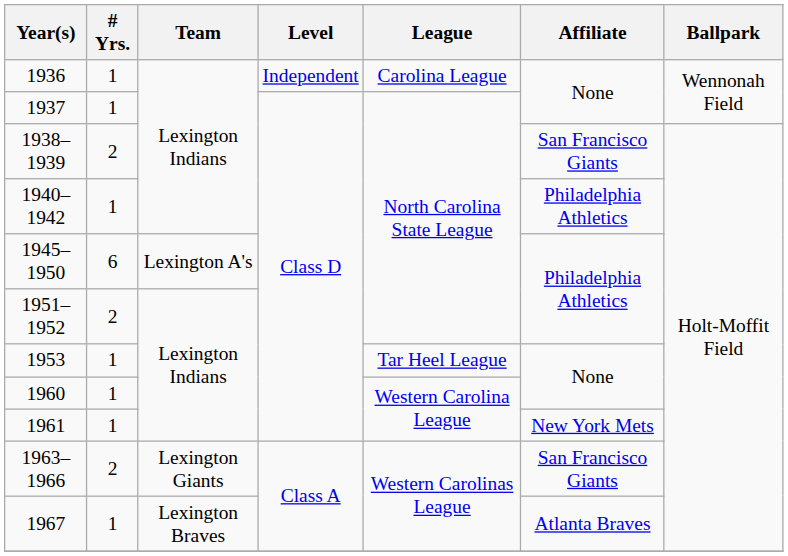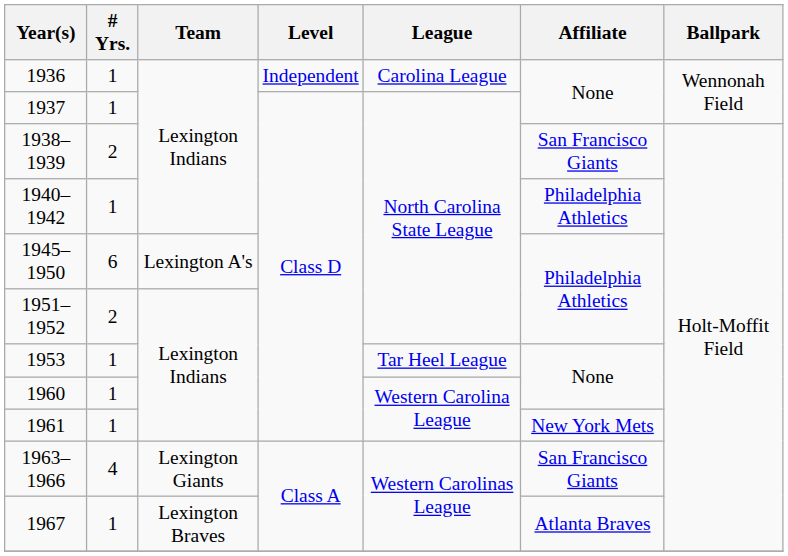(113, 468) 2 -> (113, 468) 4
